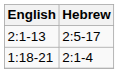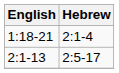rows swapped: (30, 57) <-> (27, 36)
